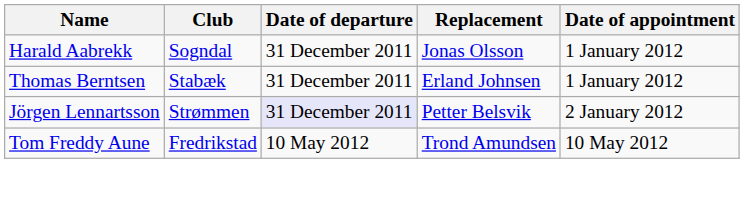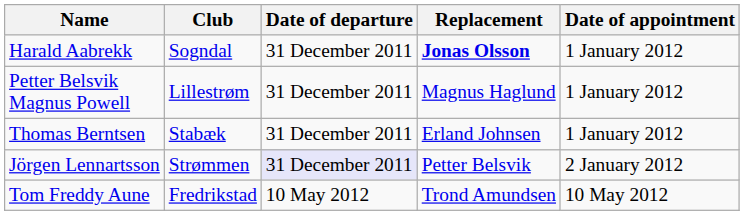(473, 50) normal -> (476, 50) bold
+ row: (70, 92)
